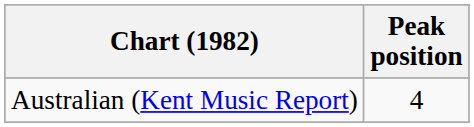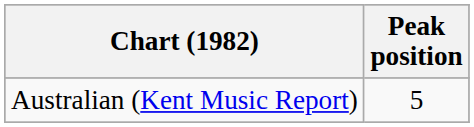(417, 99) 4 -> (417, 99) 5
